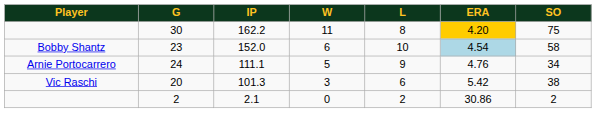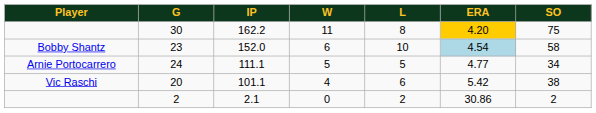(403, 64) 9 -> (403, 64) 5
(478, 64) 4.76 -> (478, 64) 4.77
(252, 82) 101.3 -> (252, 82) 101.1
(327, 82) 3 -> (327, 82) 4
